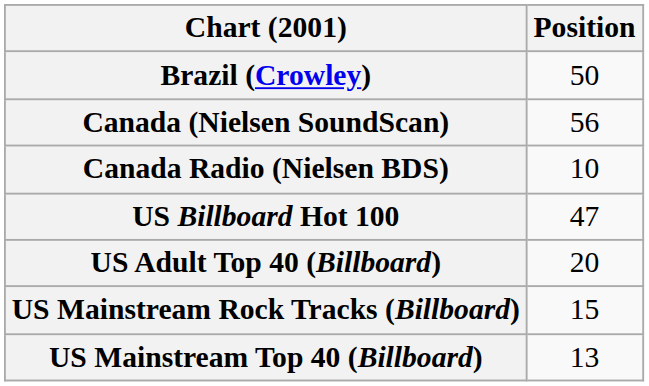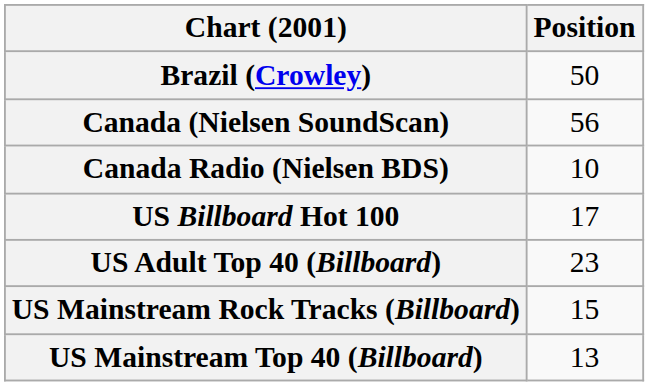(585, 215) 47 -> (585, 215) 17
(585, 262) 20 -> (585, 262) 23
